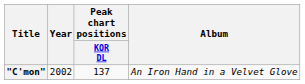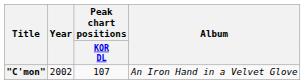(101, 72) 137 -> (101, 72) 107
